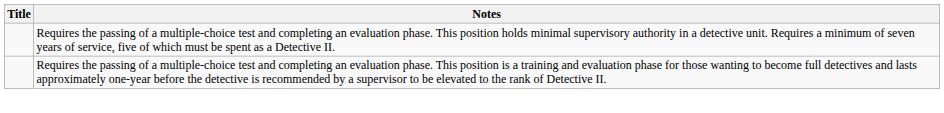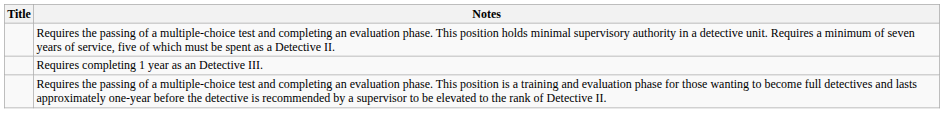+ row: (150, 65)
